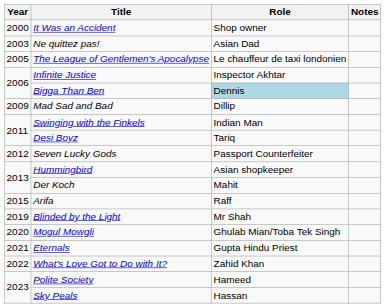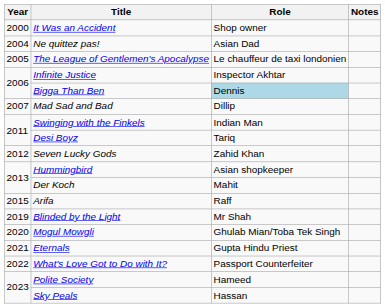(18, 43) 2003 -> (18, 43) 2004
(18, 106) 2009 -> (18, 106) 2007
(263, 153) Passport Counterfeiter -> (239, 153) Zahid Khan
(239, 264) Zahid Khan -> (263, 264) Passport Counterfeiter
